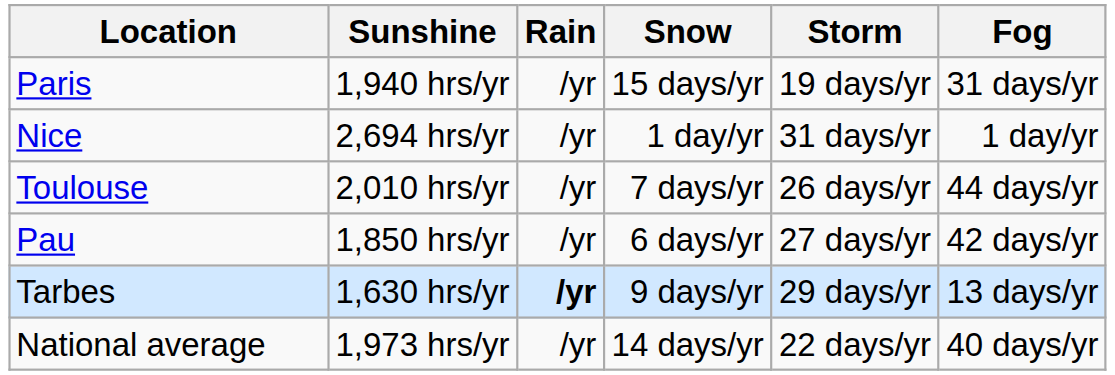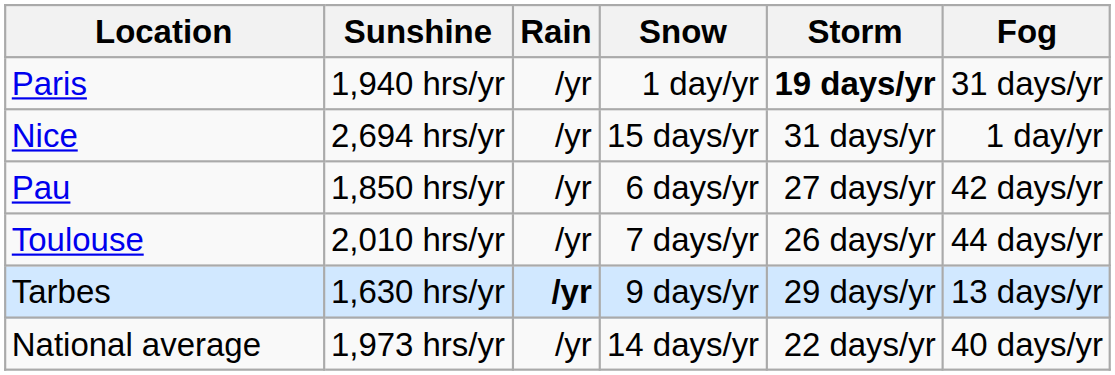(688, 84) 15 days/yr -> (700, 84) 1 day/yr
(855, 84) normal -> (855, 84) bold
(705, 136) 1 day/yr -> (683, 136) 15 days/yr
rows swapped: (82, 188) <-> (46, 240)
